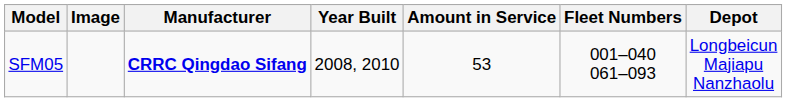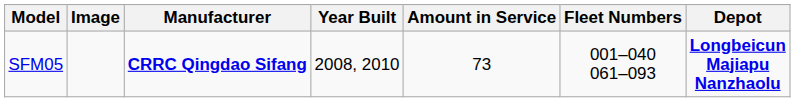(482, 63) 53 -> (482, 63) 73
(734, 63) normal -> (738, 63) bold
